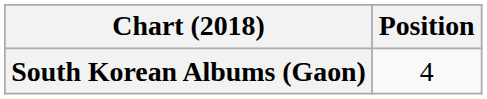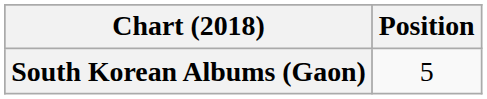(427, 70) 4 -> (427, 70) 5
